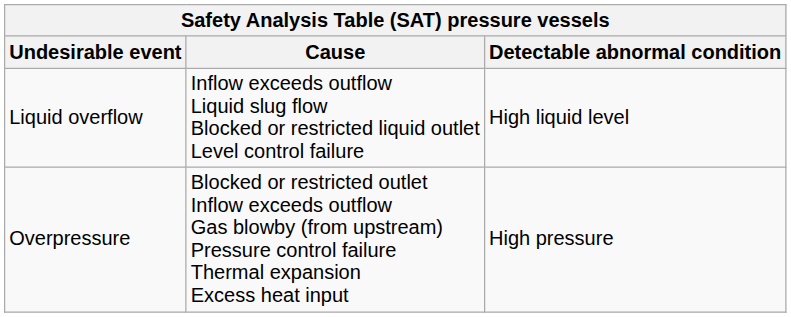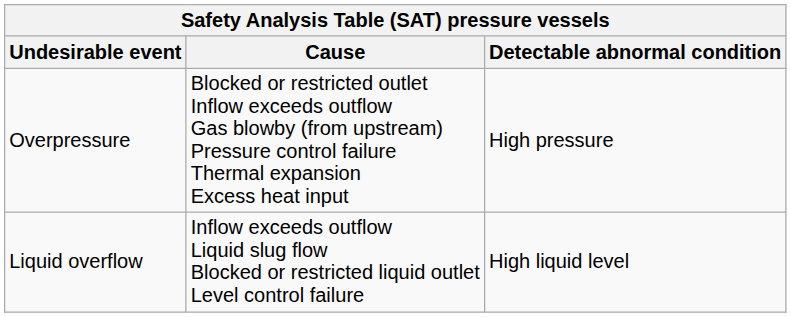rows swapped: (70, 239) <-> (76, 117)
